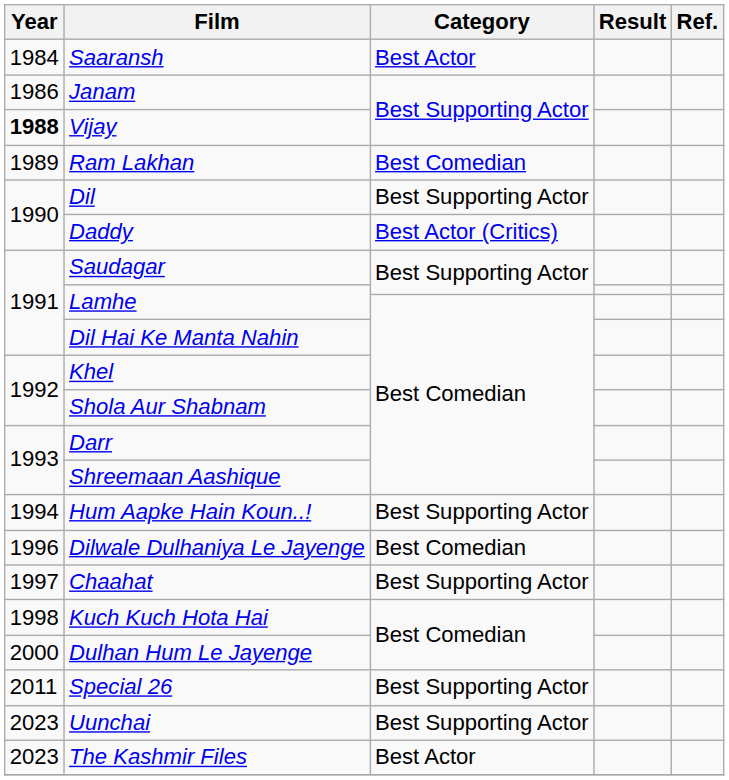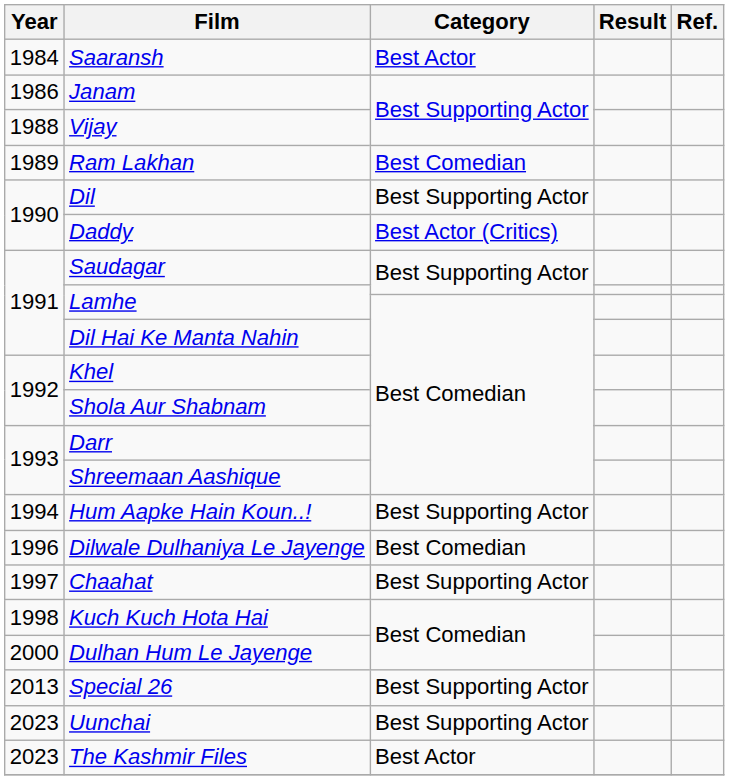(34, 127) bold -> (34, 127) normal
(34, 687) 2011 -> (34, 687) 2013
